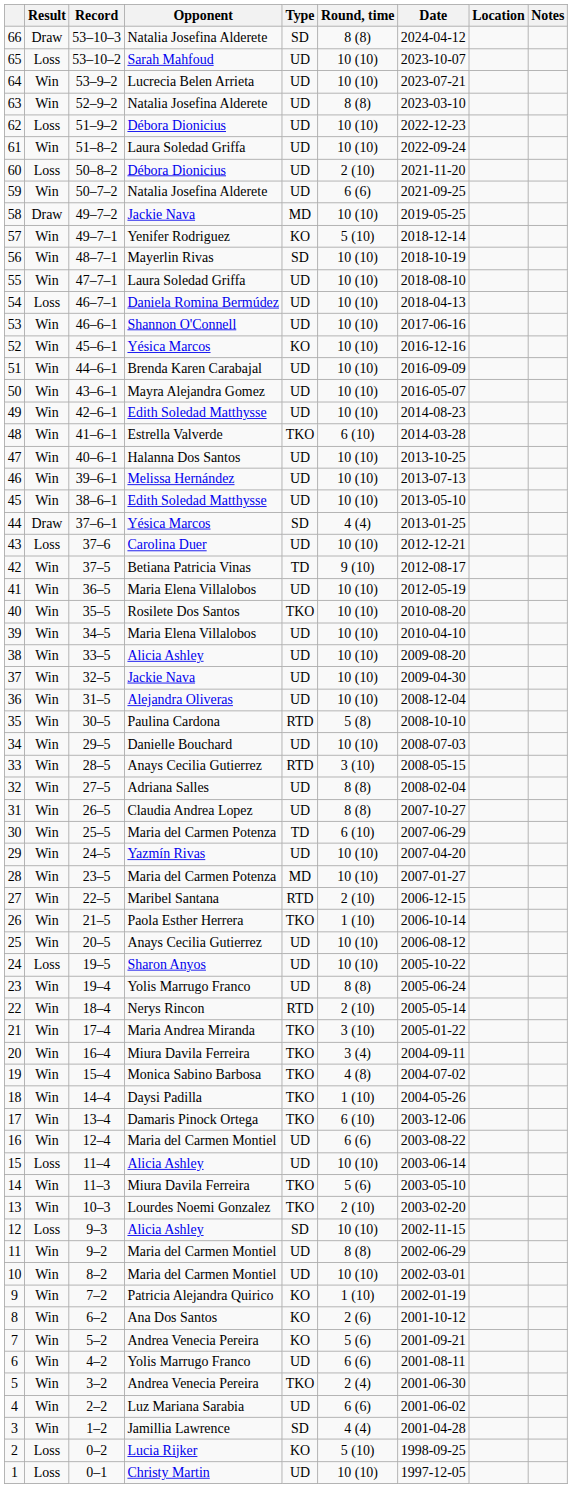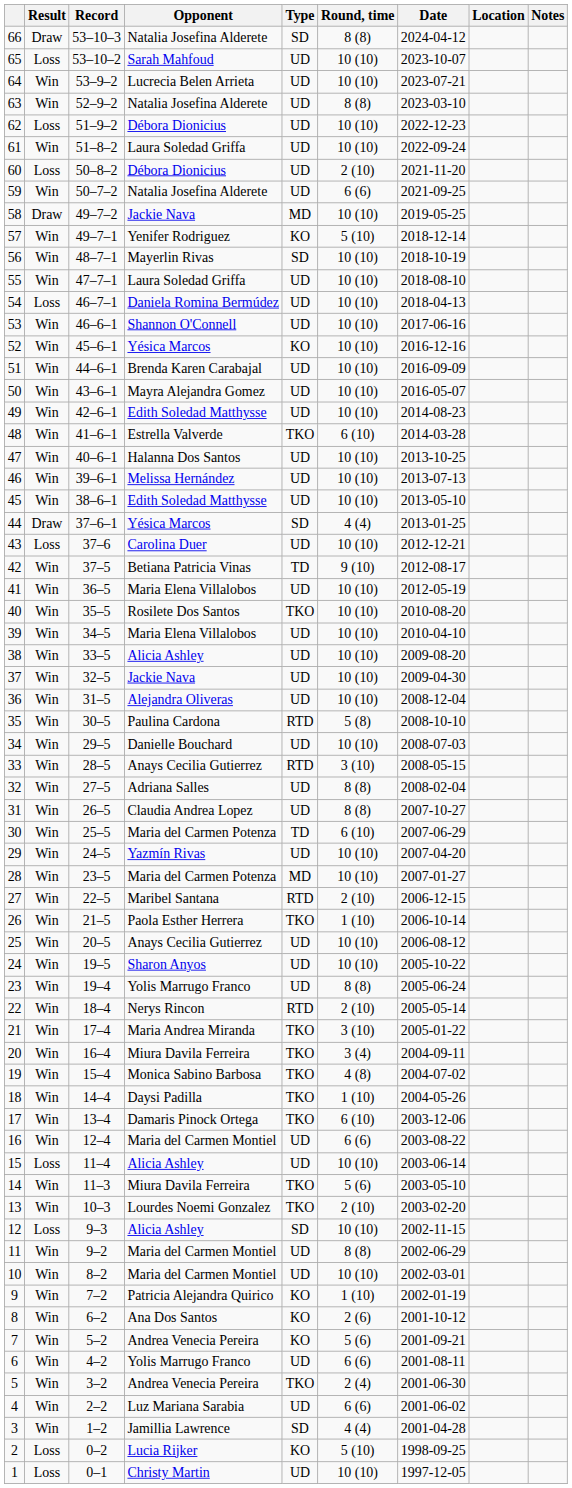(47, 964) Loss -> (47, 964) Win
